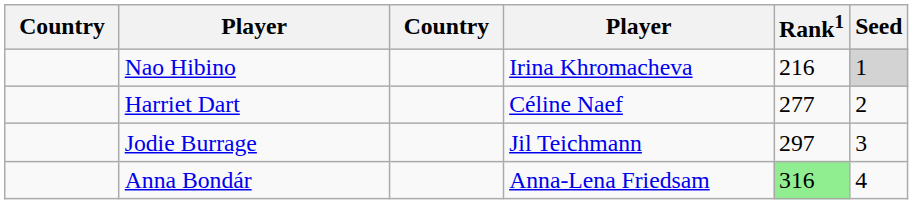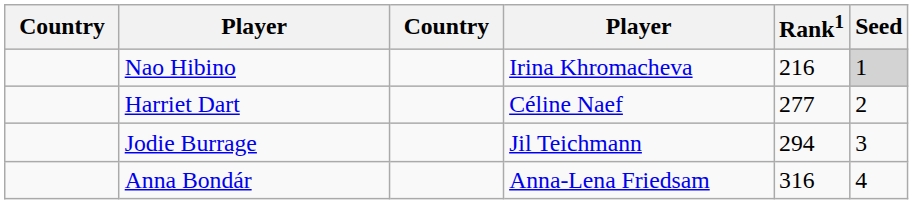(797, 142) 297 -> (797, 142) 294
(797, 179) lightgreen background -> (797, 179) no background
